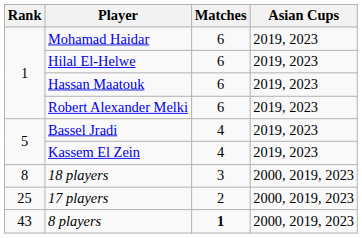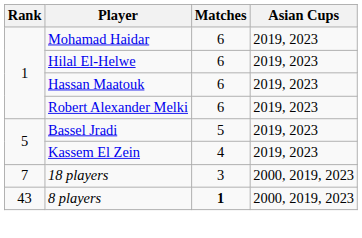(221, 130) 4 -> (221, 130) 5
(25, 175) 8 -> (25, 175) 7
- row: (78, 198)
